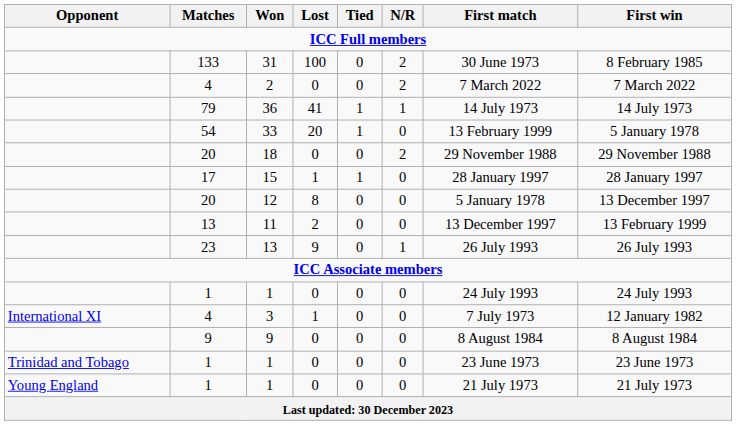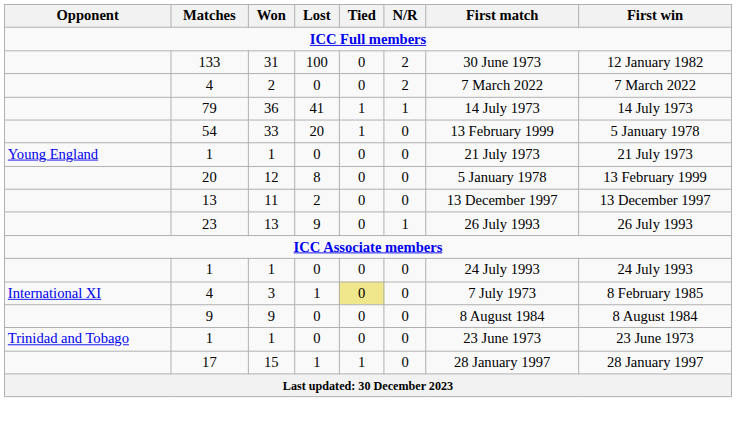(654, 62) 8 February 1985 -> (655, 62) 12 January 1982
- row: (87, 155)
rows swapped: (87, 178) <-> (53, 385)
(654, 200) 13 December 1997 -> (655, 177) 13 February 1999
(654, 223) 13 February 1999 -> (655, 200) 13 December 1997
(360, 316) no background -> (362, 293) khaki background
(654, 316) 12 January 1982 -> (655, 293) 8 February 1985
